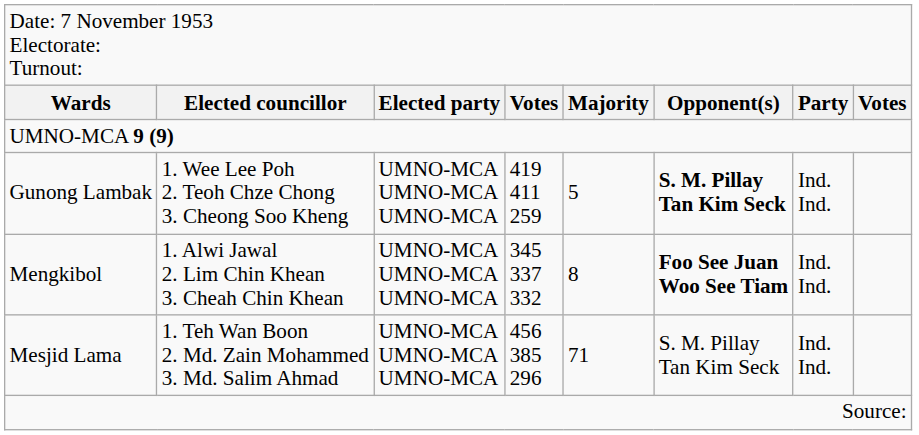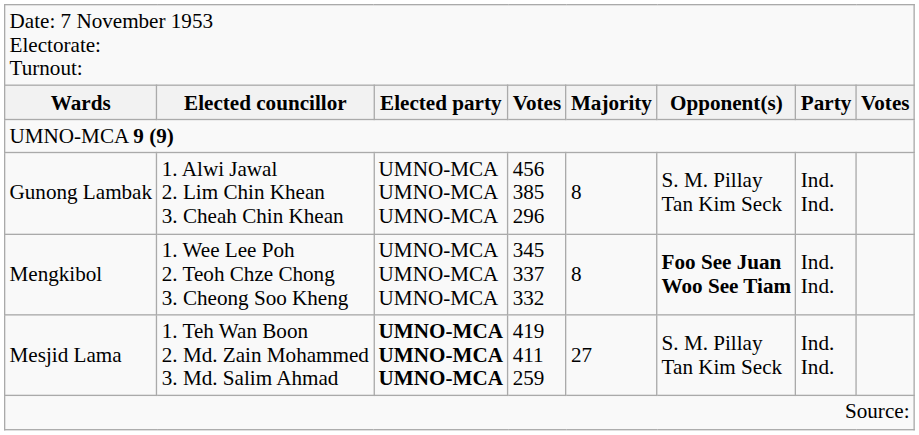(255, 193) 1. Wee Lee Poh 2. Teoh Chze Chong 3. Cheong Soo Kheng -> (253, 193) 1. Alwi Jawal 2. Lim Chin Khean 3. Cheah Chin Khean
(526, 193) 419 411 259 -> (529, 193) 456 385 296
(573, 193) 5 -> (576, 193) 8
(722, 193) bold -> (722, 193) normal
(253, 274) 1. Alwi Jawal 2. Lim Chin Khean 3. Cheah Chin Khean -> (255, 274) 1. Wee Lee Poh 2. Teoh Chze Chong 3. Cheong Soo Kheng
(438, 355) normal -> (441, 355) bold
(526, 355) 456 385 296 -> (529, 355) 419 411 259
(579, 355) 71 -> (582, 355) 27
